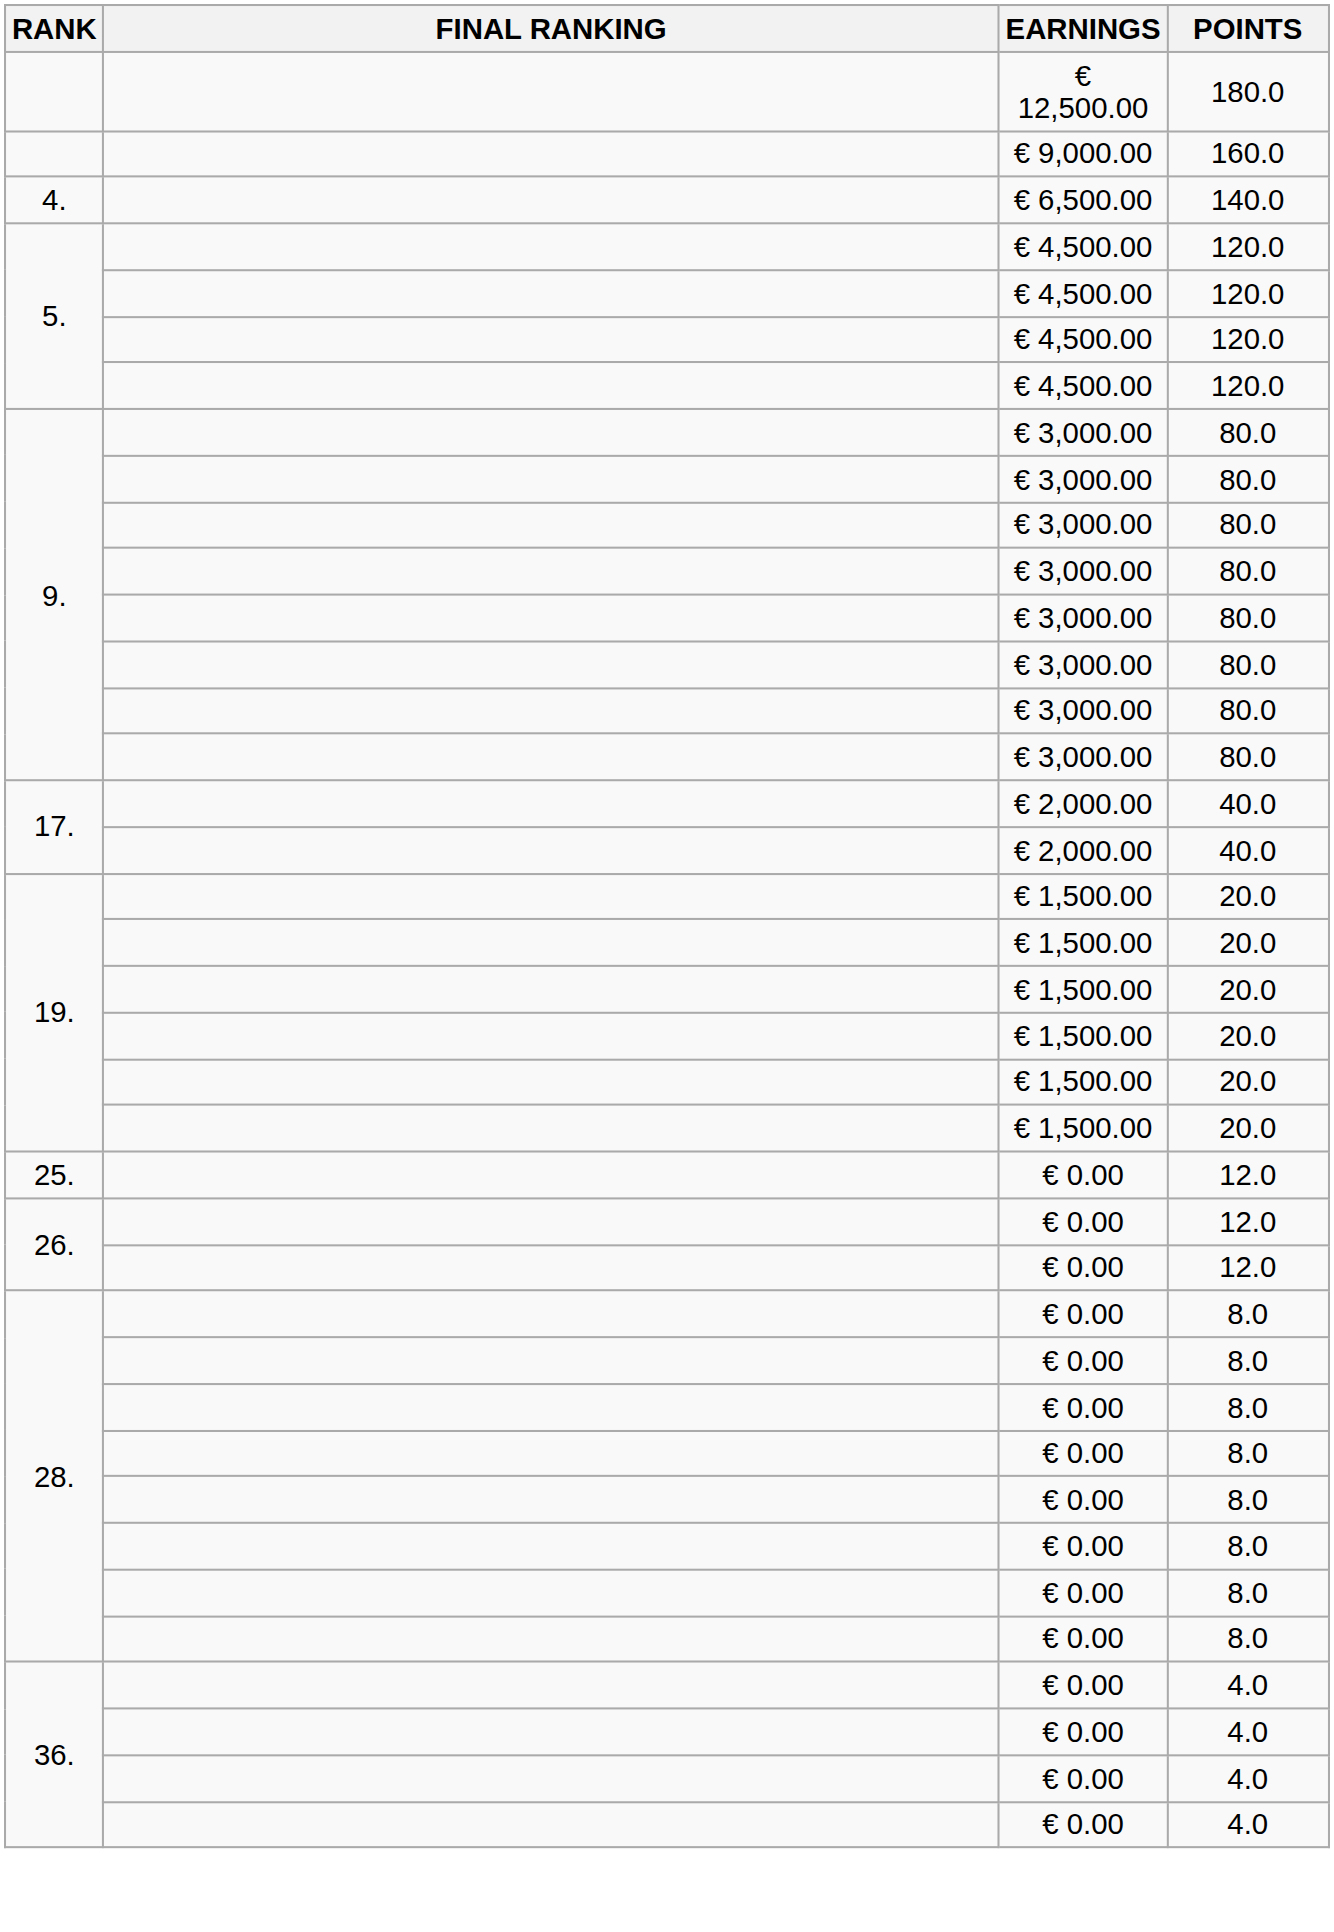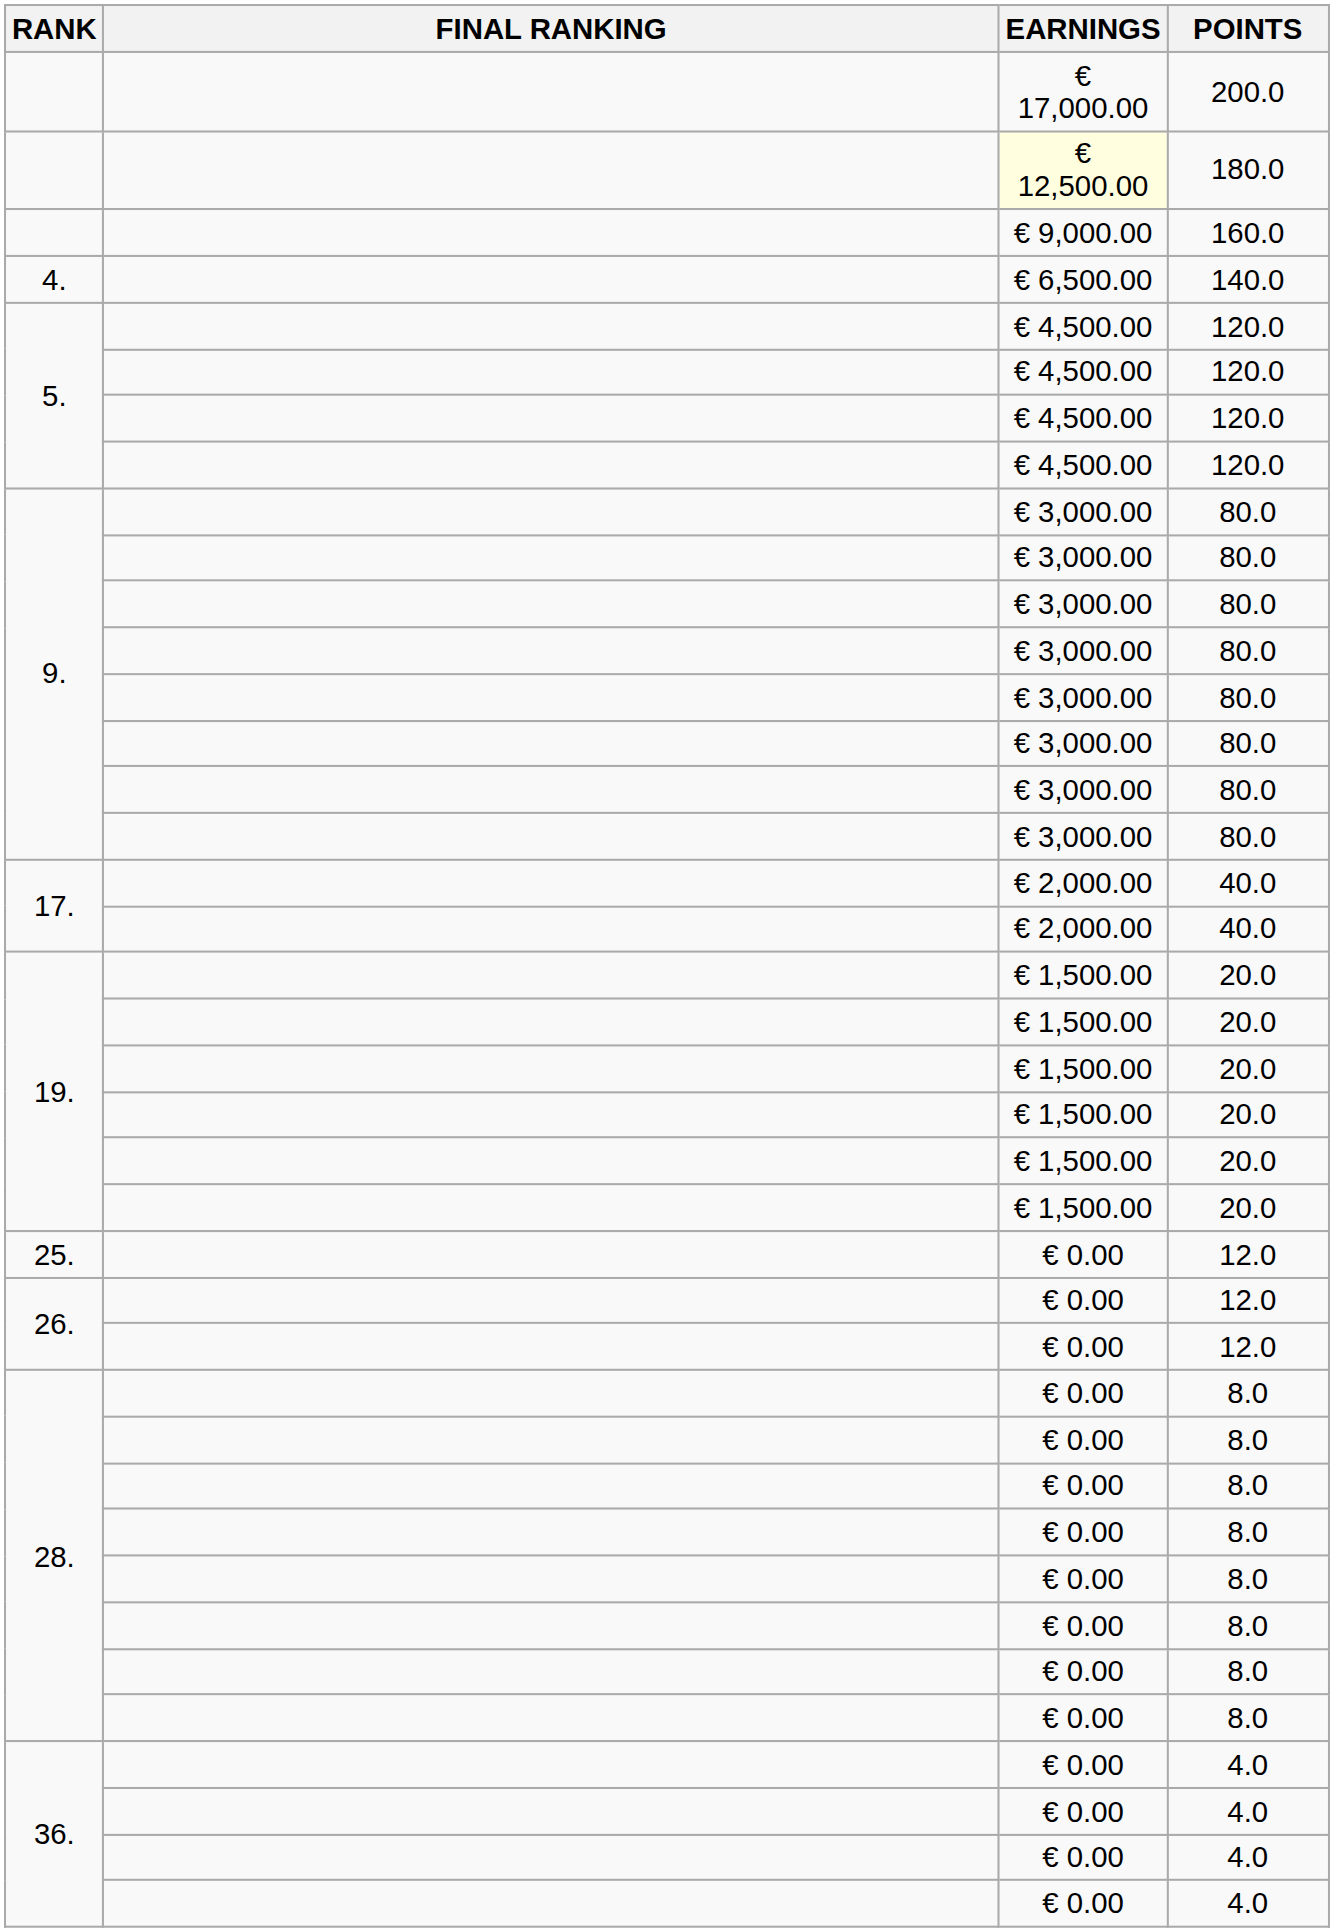+ row: (54, 91)
(1083, 91) no background -> (1083, 170) lightyellow background
